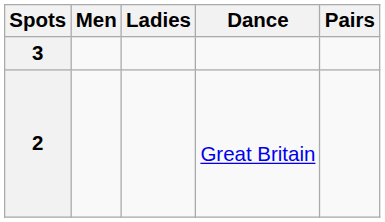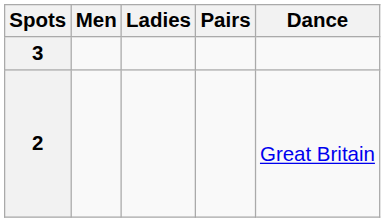columns swapped: (350, 20) <-> (258, 20)
